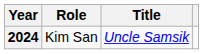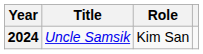columns swapped: (147, 15) <-> (71, 15)
